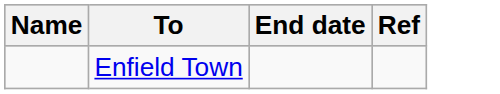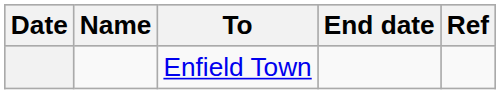+ column: (39, 25)
